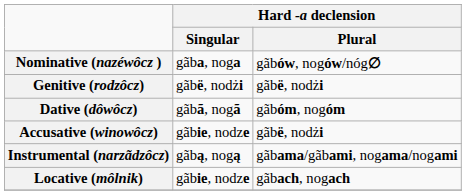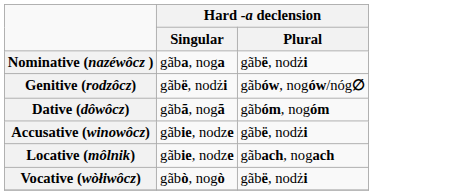(318, 63) gãbów, nogów/nóg∅ -> (274, 62) gãbë, nodżi
(290, 86) gãbë, nodżi -> (303, 86) gãbów, nogów/nóg∅
- row: (89, 155)
+ row: (81, 178)
